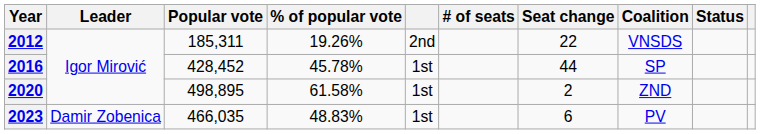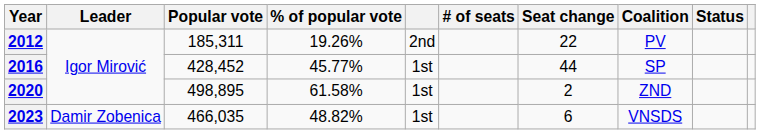(655, 41) VNSDS -> (655, 41) PV
(336, 66) 45.78% -> (336, 66) 45.77%
(336, 116) 48.83% -> (336, 116) 48.82%
(655, 116) PV -> (655, 116) VNSDS
